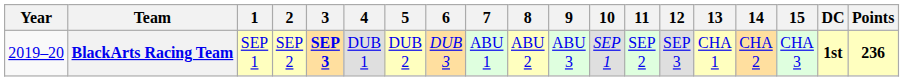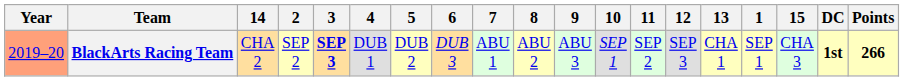columns swapped: (254, 17) <-> (756, 17)
(36, 52) no background -> (36, 52) lightsalmon background
(873, 52) 236 -> (873, 52) 266
